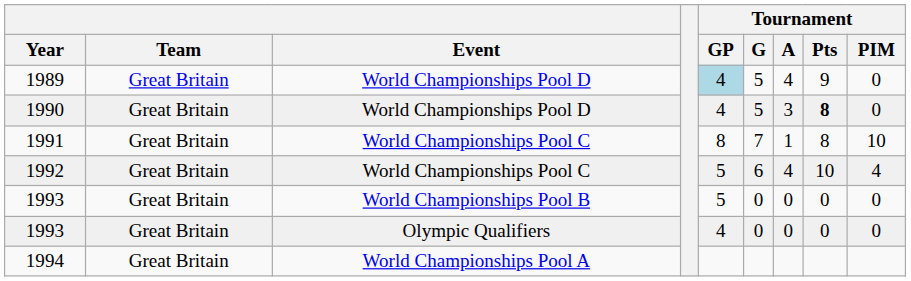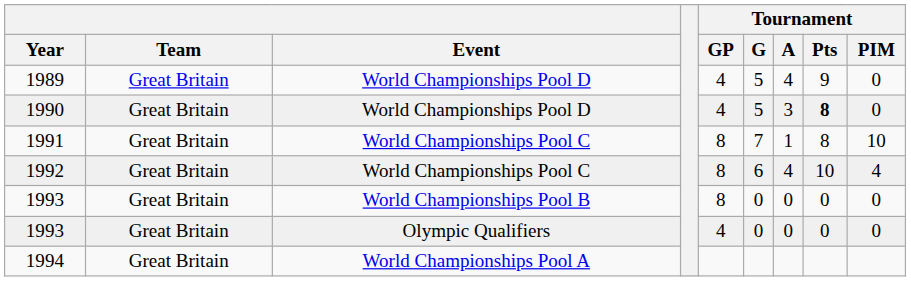(721, 79) lightblue background -> (721, 79) no background
(721, 170) 5 -> (721, 170) 8
(721, 200) 5 -> (721, 200) 8
